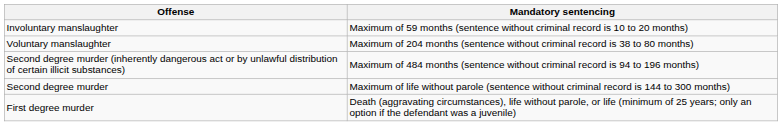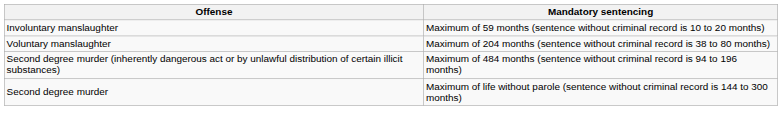- row: (50, 107)
